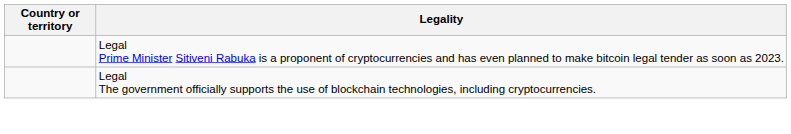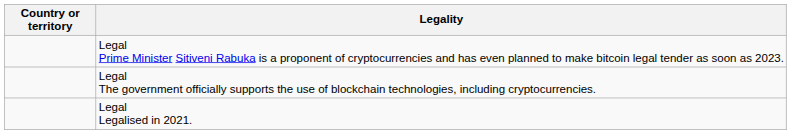+ row: (145, 113)
